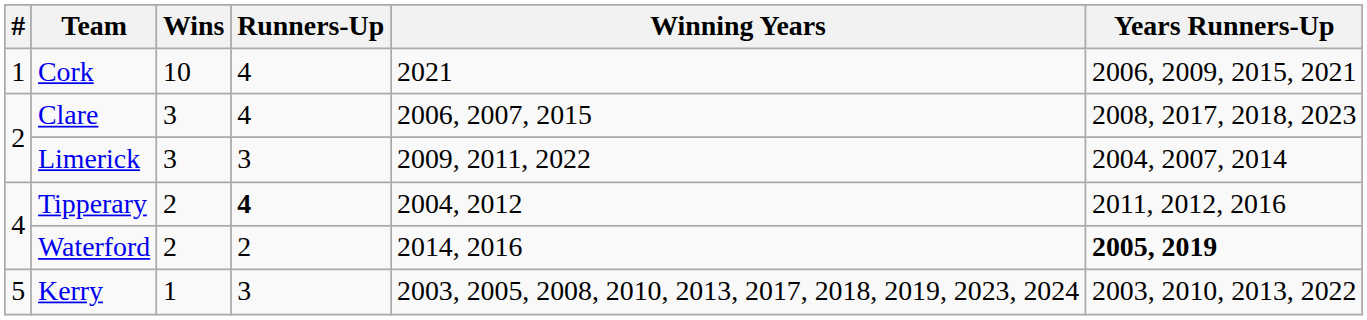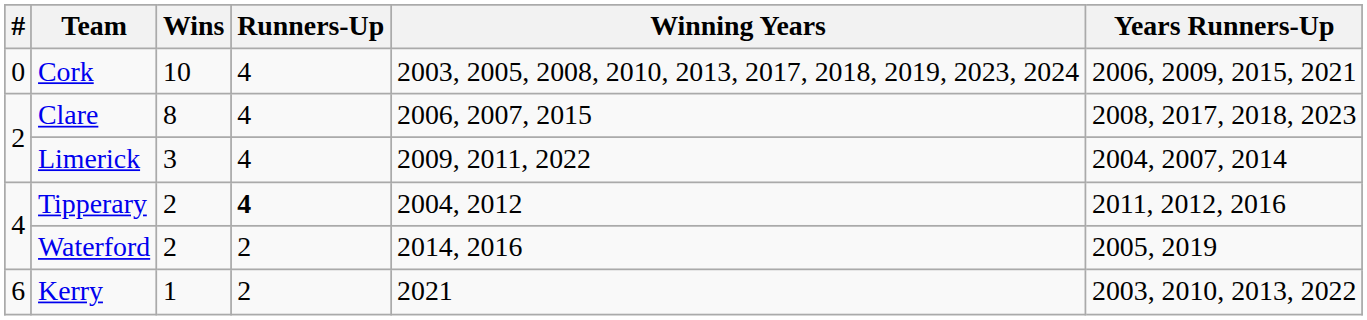(18, 70) 1 -> (18, 70) 0
(425, 70) 2021 -> (738, 70) 2003, 2005, 2008, 2010, 2013, 2017, 2018, 2019, 2023, 2024
(170, 114) 3 -> (170, 114) 8
(244, 159) 3 -> (244, 159) 4
(1155, 247) bold -> (1155, 247) normal
(18, 291) 5 -> (18, 291) 6
(244, 291) 3 -> (244, 291) 2
(738, 291) 2003, 2005, 2008, 2010, 2013, 2017, 2018, 2019, 2023, 2024 -> (425, 291) 2021
